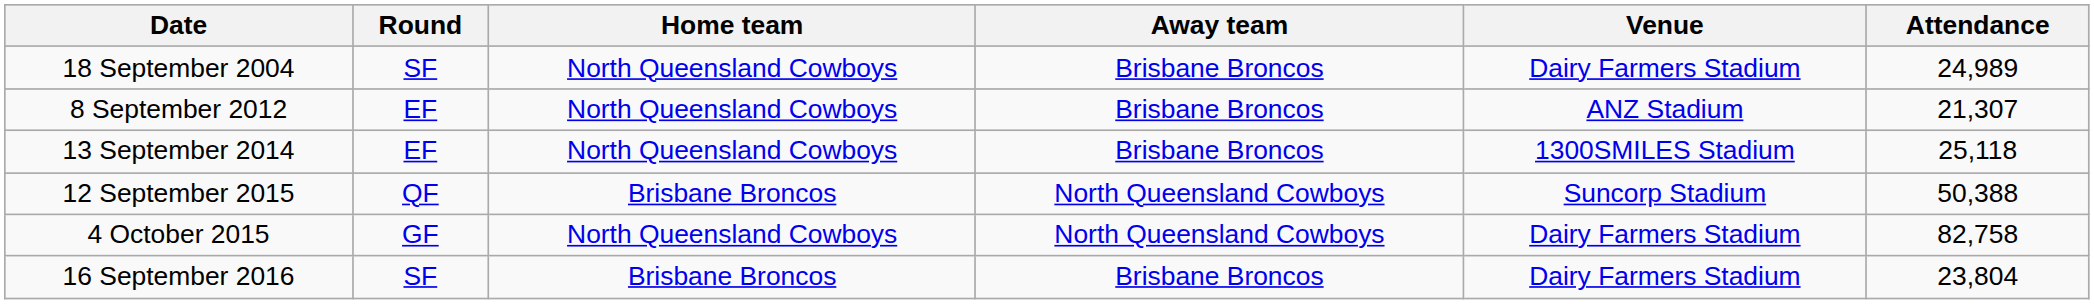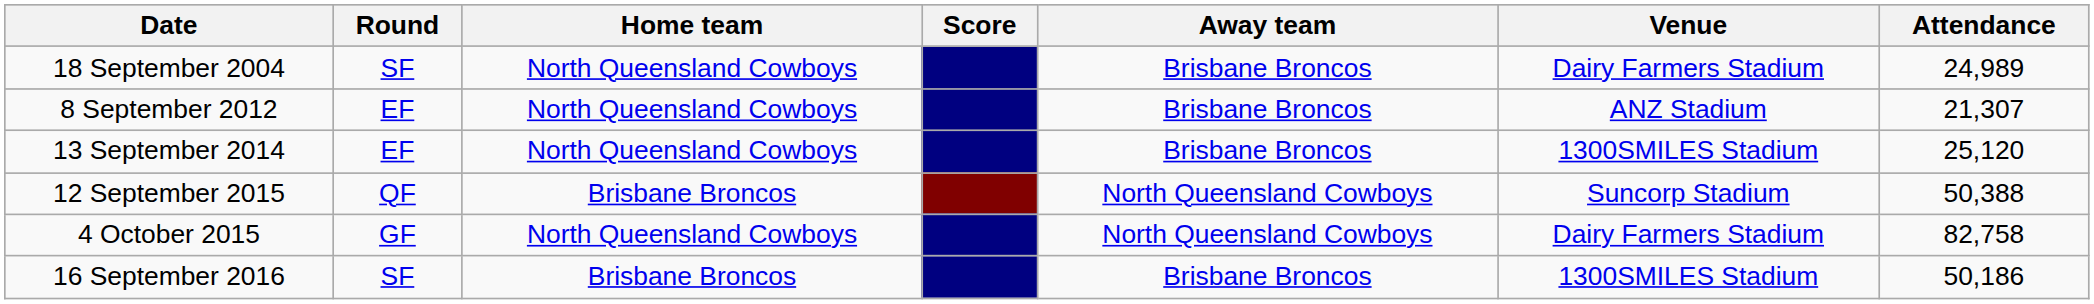+ column: (980, 25)
(1978, 151) 25,118 -> (1984, 151) 25,120
(1665, 276) Dairy Farmers Stadium -> (1688, 276) 1300SMILES Stadium
(1978, 276) 23,804 -> (1984, 276) 50,186
